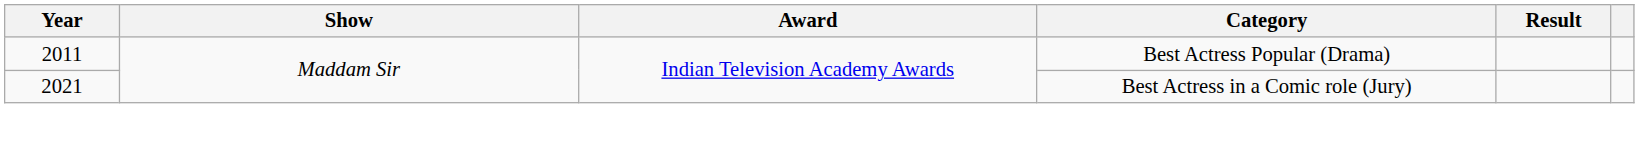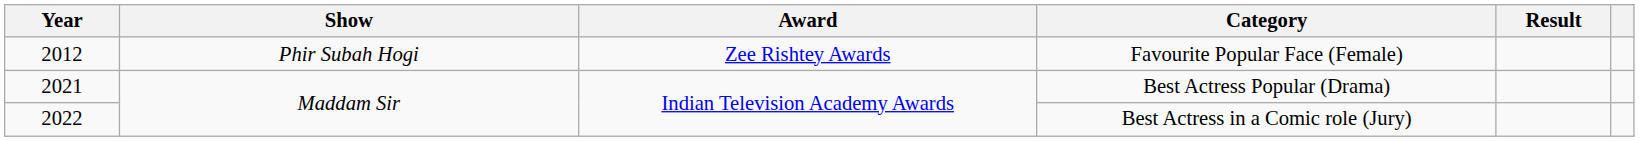+ row: (1267, 53)
(62, 53) 2011 -> (62, 86) 2021
(62, 86) 2021 -> (62, 119) 2022
